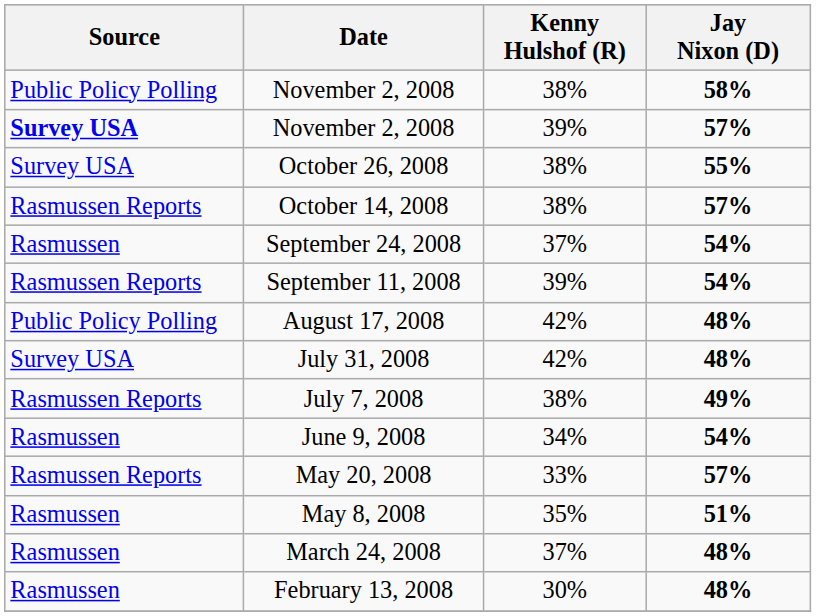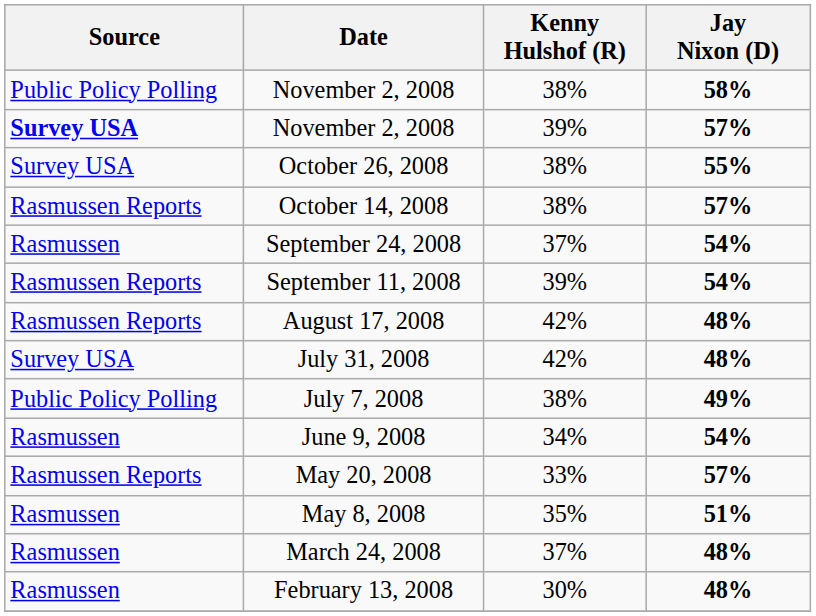(114, 321) Public Policy Polling -> (106, 321) Rasmussen Reports
(106, 398) Rasmussen Reports -> (114, 398) Public Policy Polling
